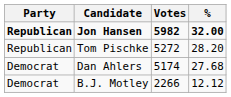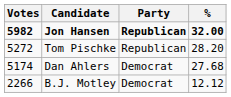columns swapped: (39, 13) <-> (170, 13)
